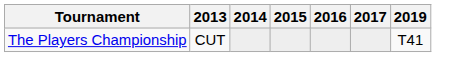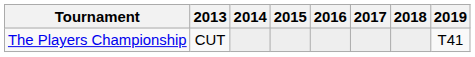+ column: (410, 16)
